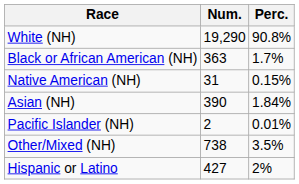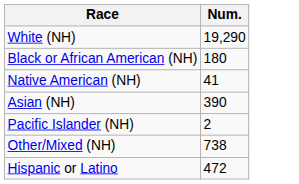- column: (272, 15)
(215, 59) 363 -> (215, 59) 180
(211, 80) 31 -> (211, 80) 41
(215, 168) 427 -> (215, 168) 472
